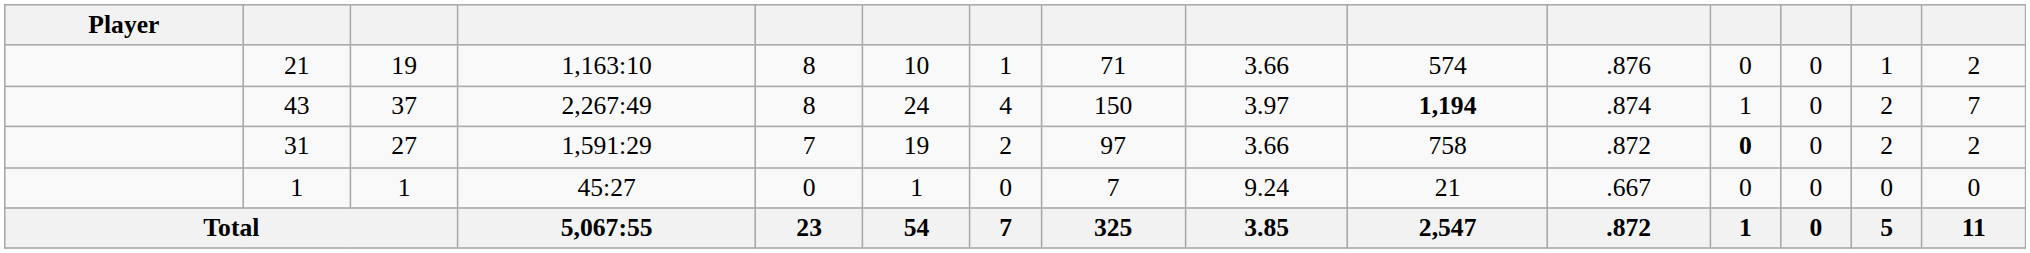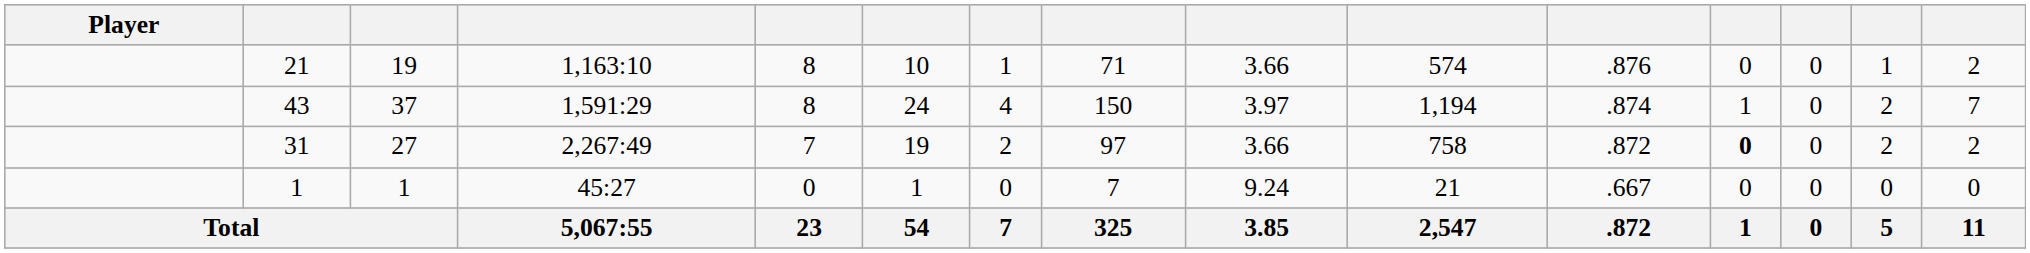(607, 106) 2,267:49 -> (607, 106) 1,591:29
(1448, 106) bold -> (1448, 106) normal
(607, 146) 1,591:29 -> (607, 146) 2,267:49
